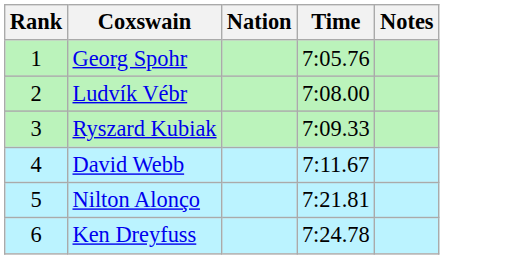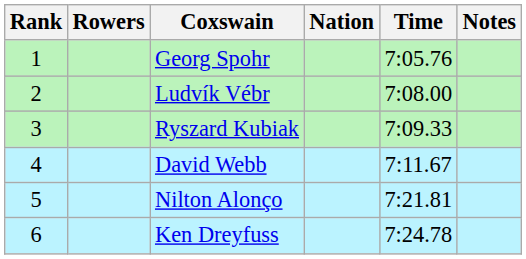+ column: (109, 22)
